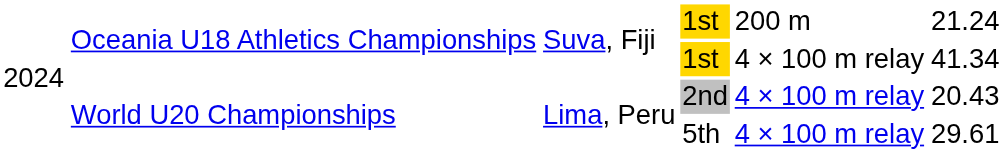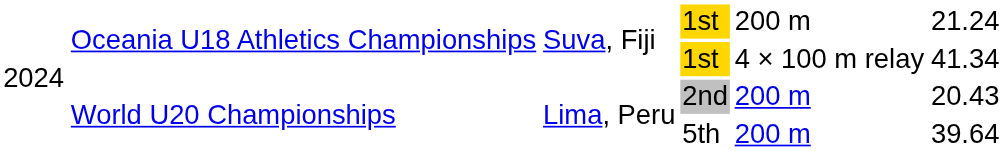(829, 96) 4 × 100 m relay -> (773, 96) 200 m
(829, 134) 4 × 100 m relay -> (773, 134) 200 m
(965, 134) 29.61 -> (965, 134) 39.64
